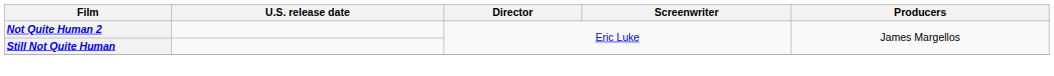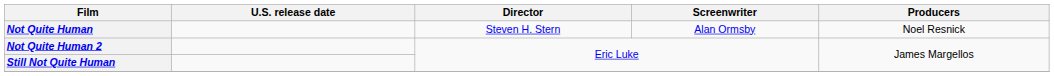+ row: (50, 29)
